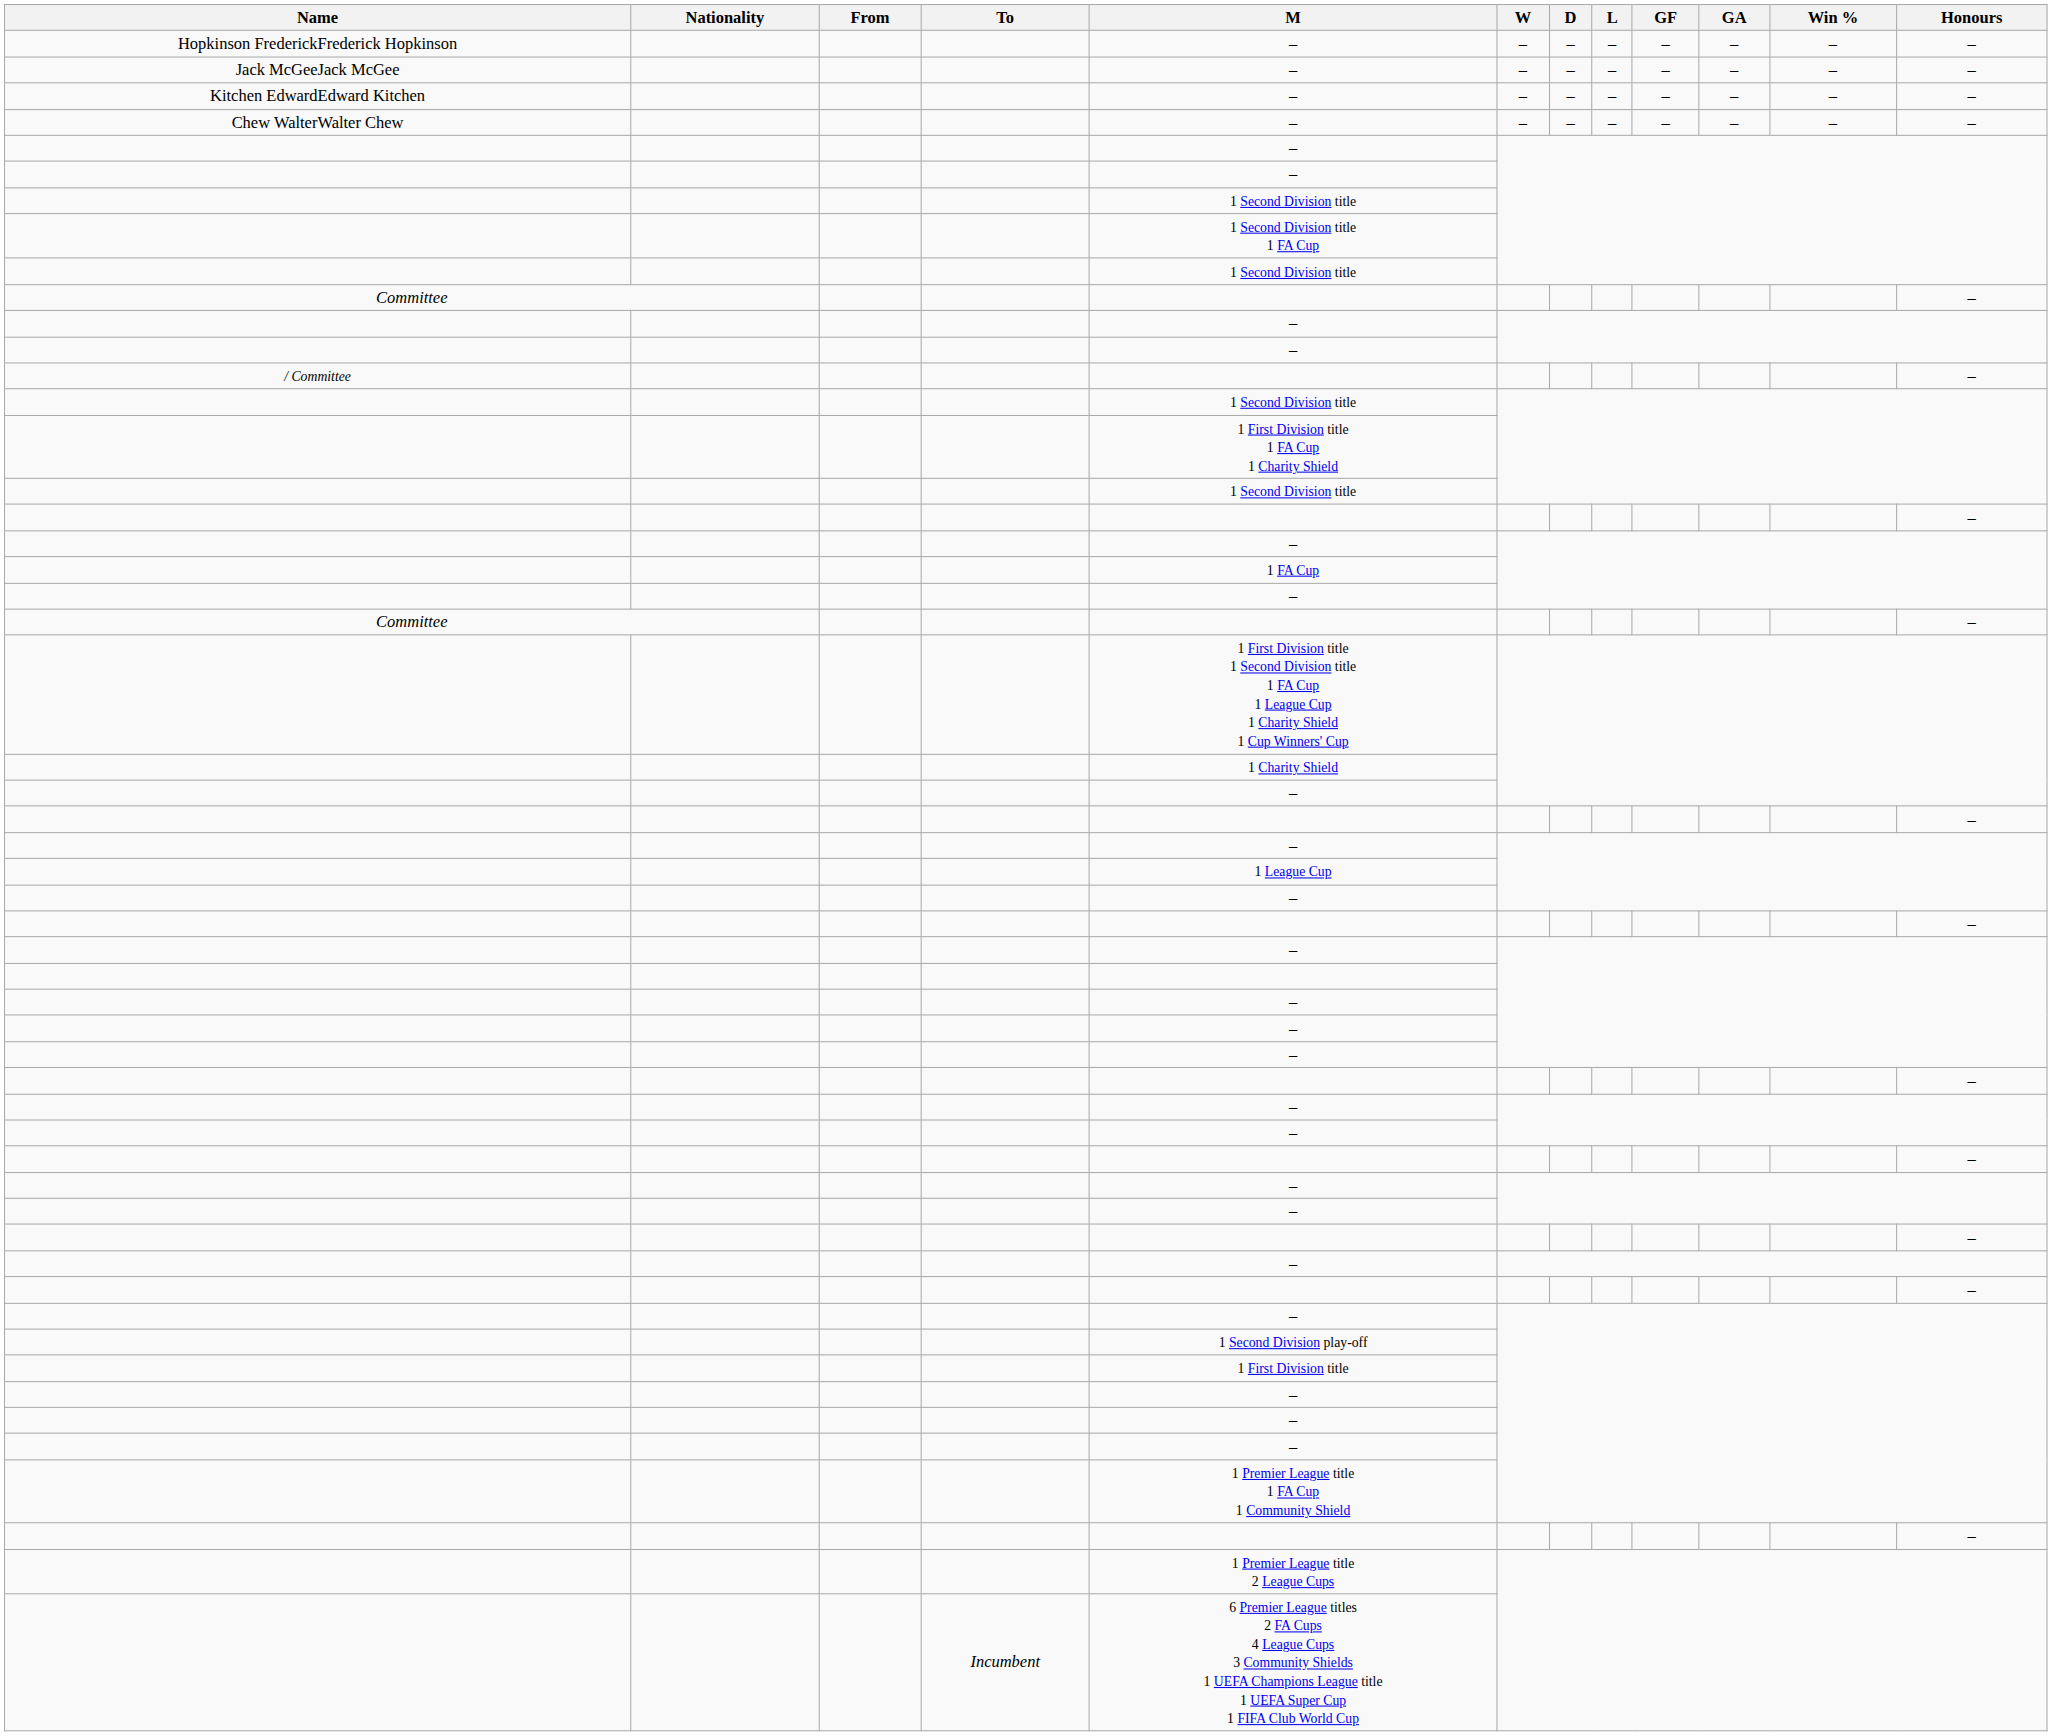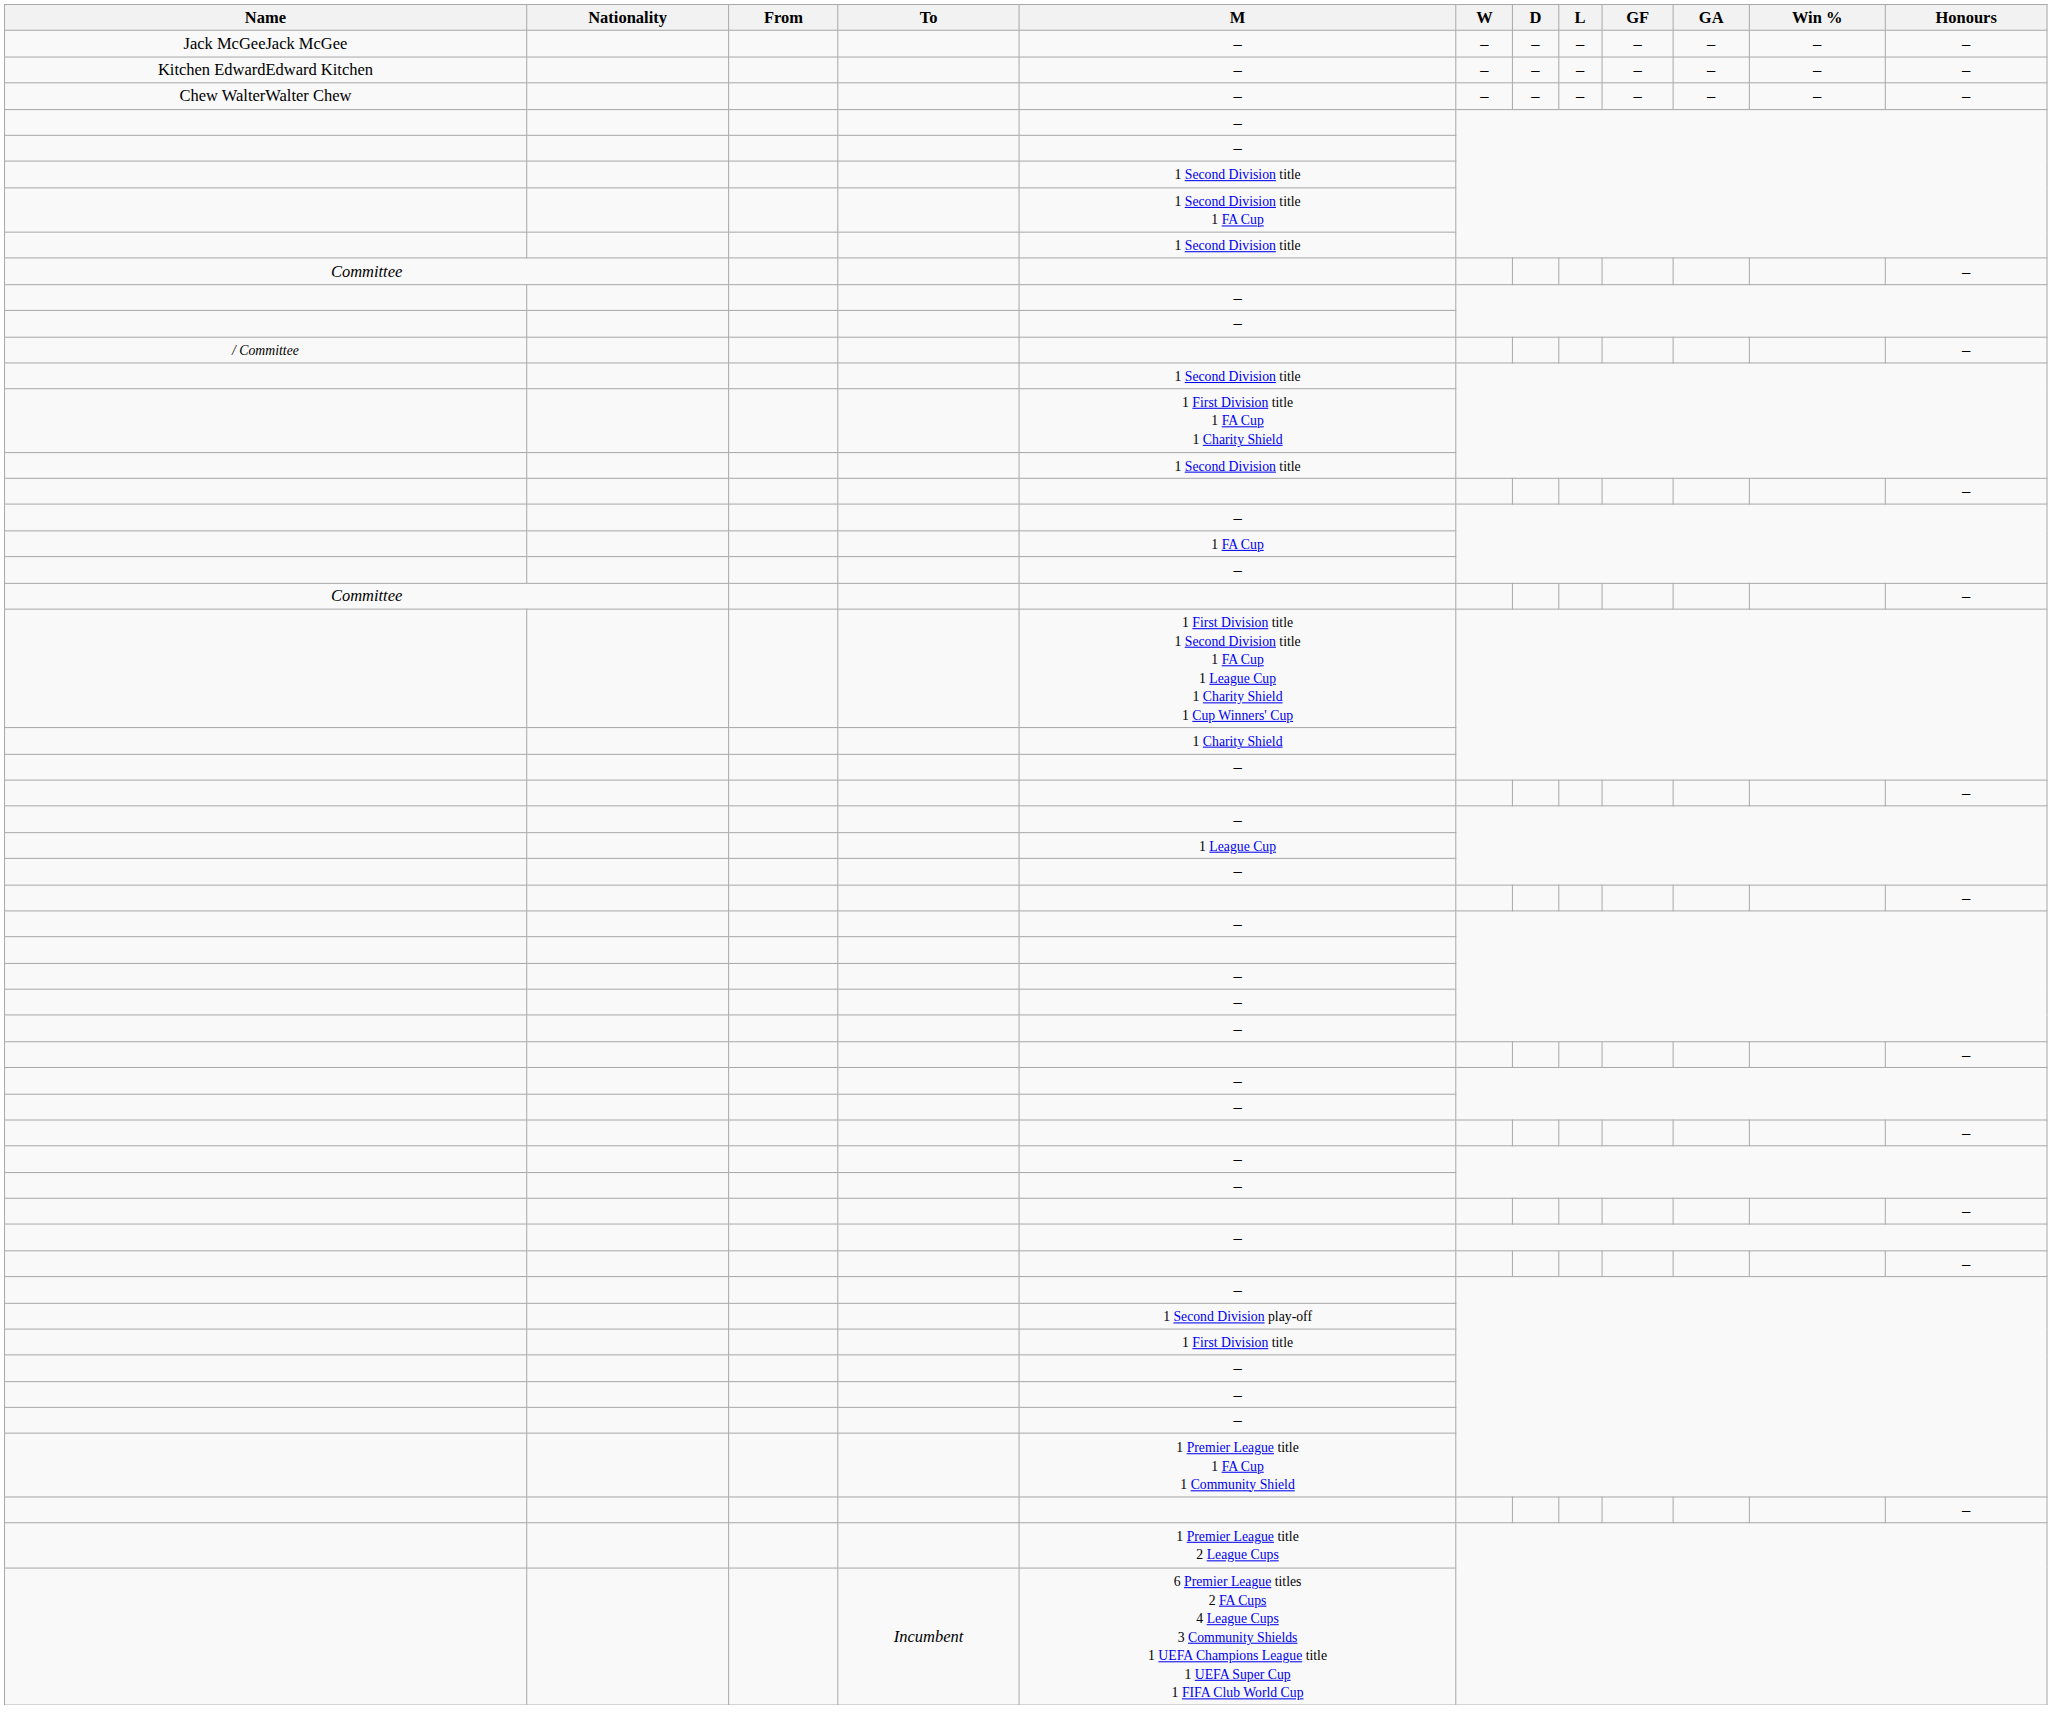- row: (318, 43)
